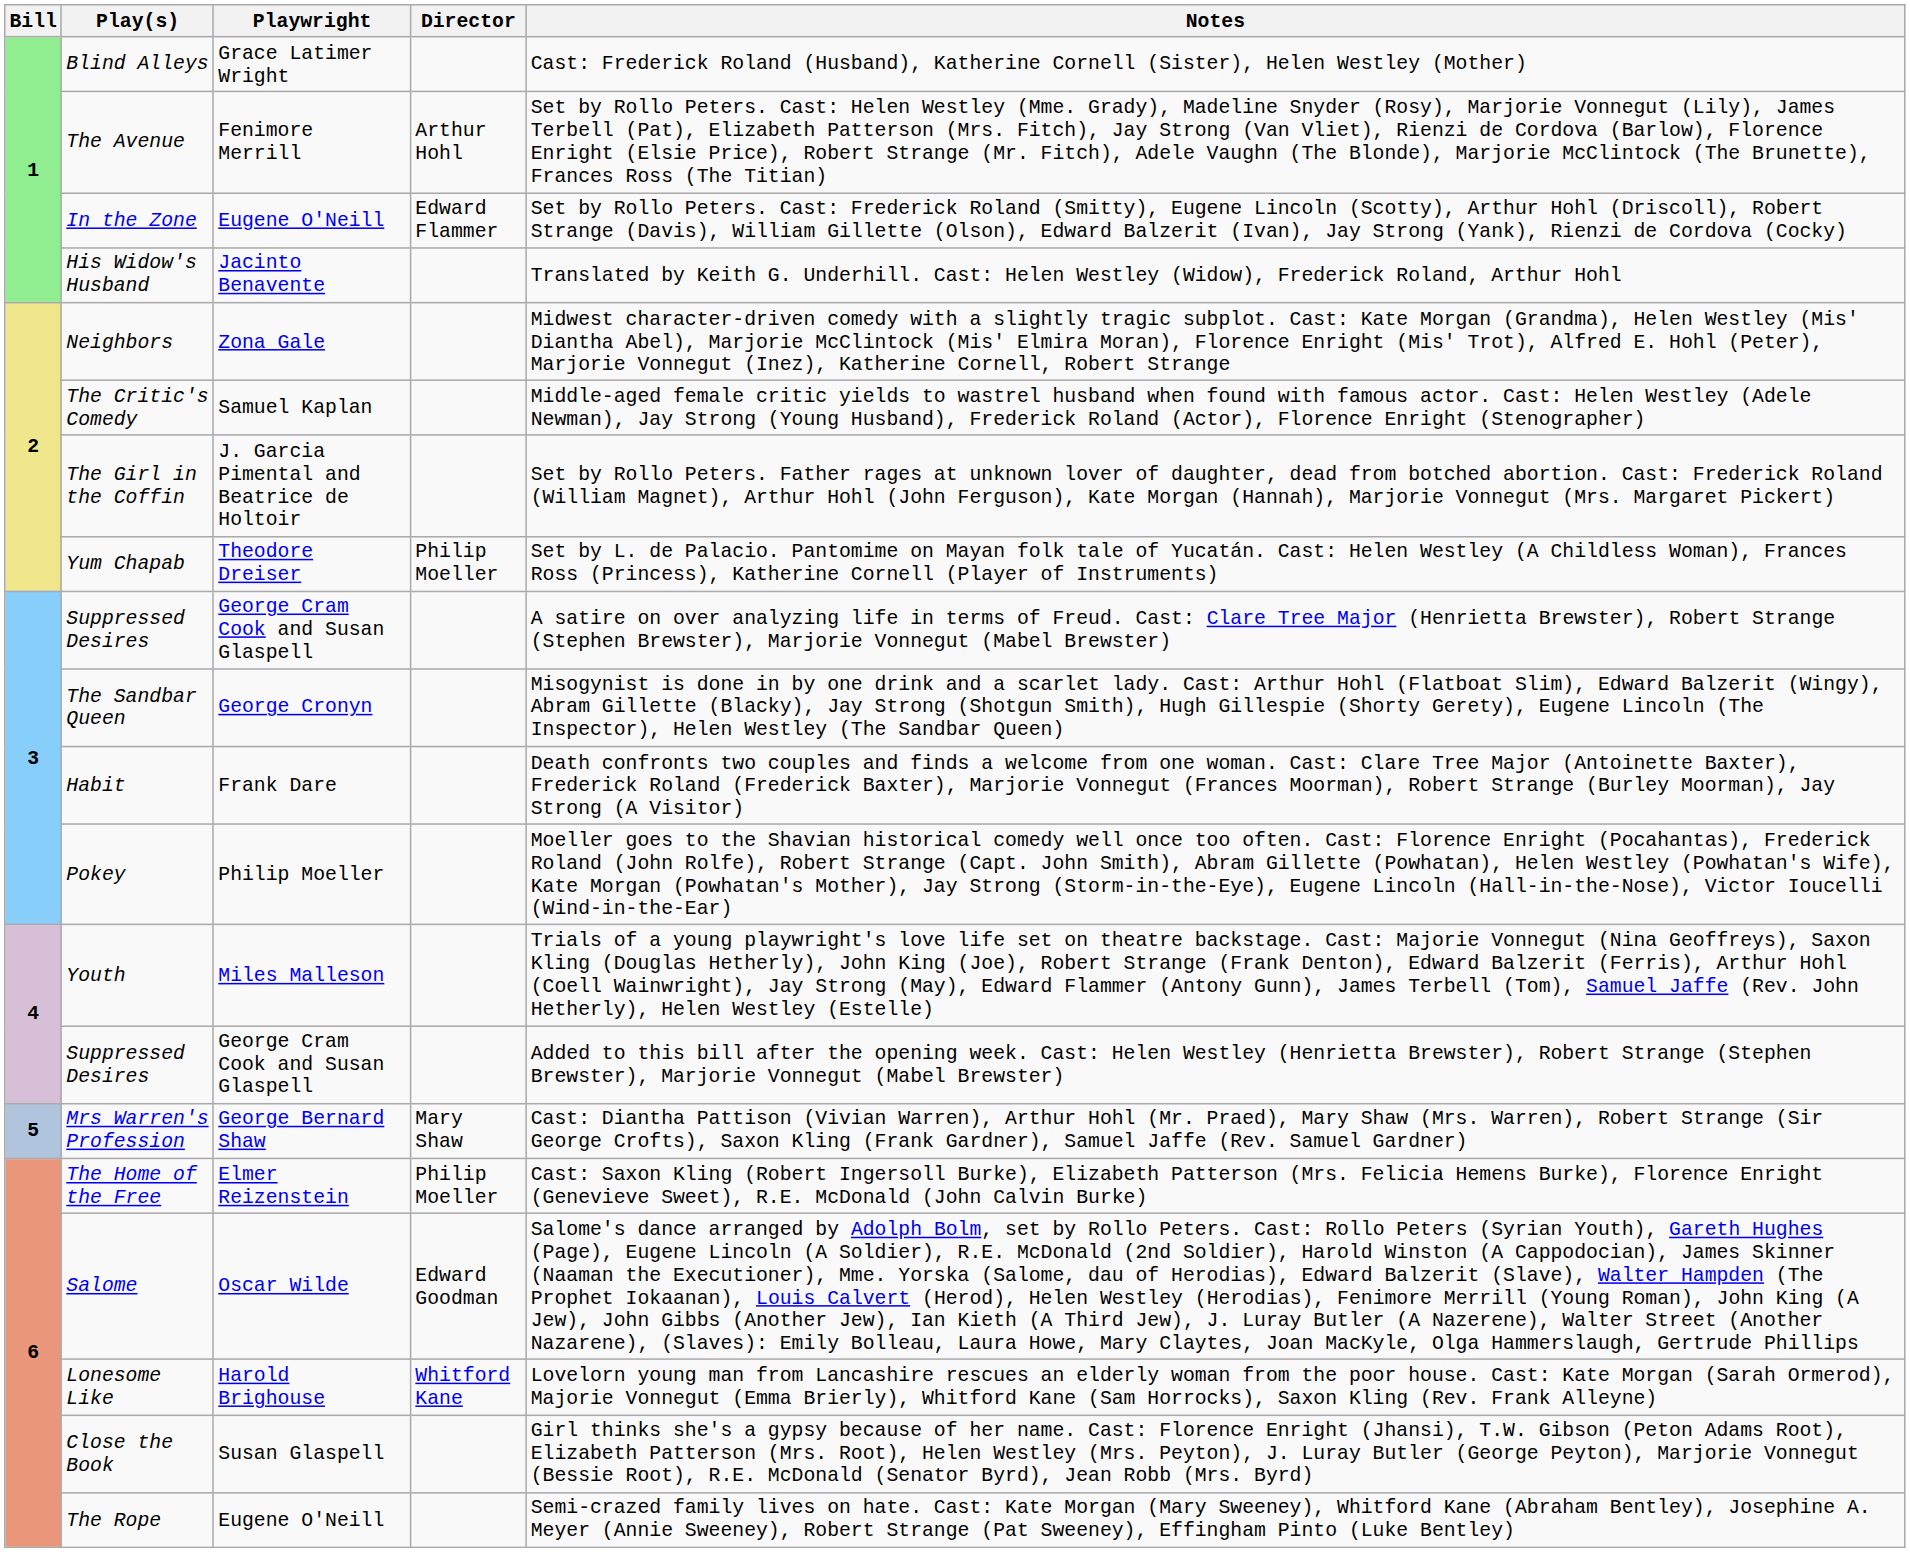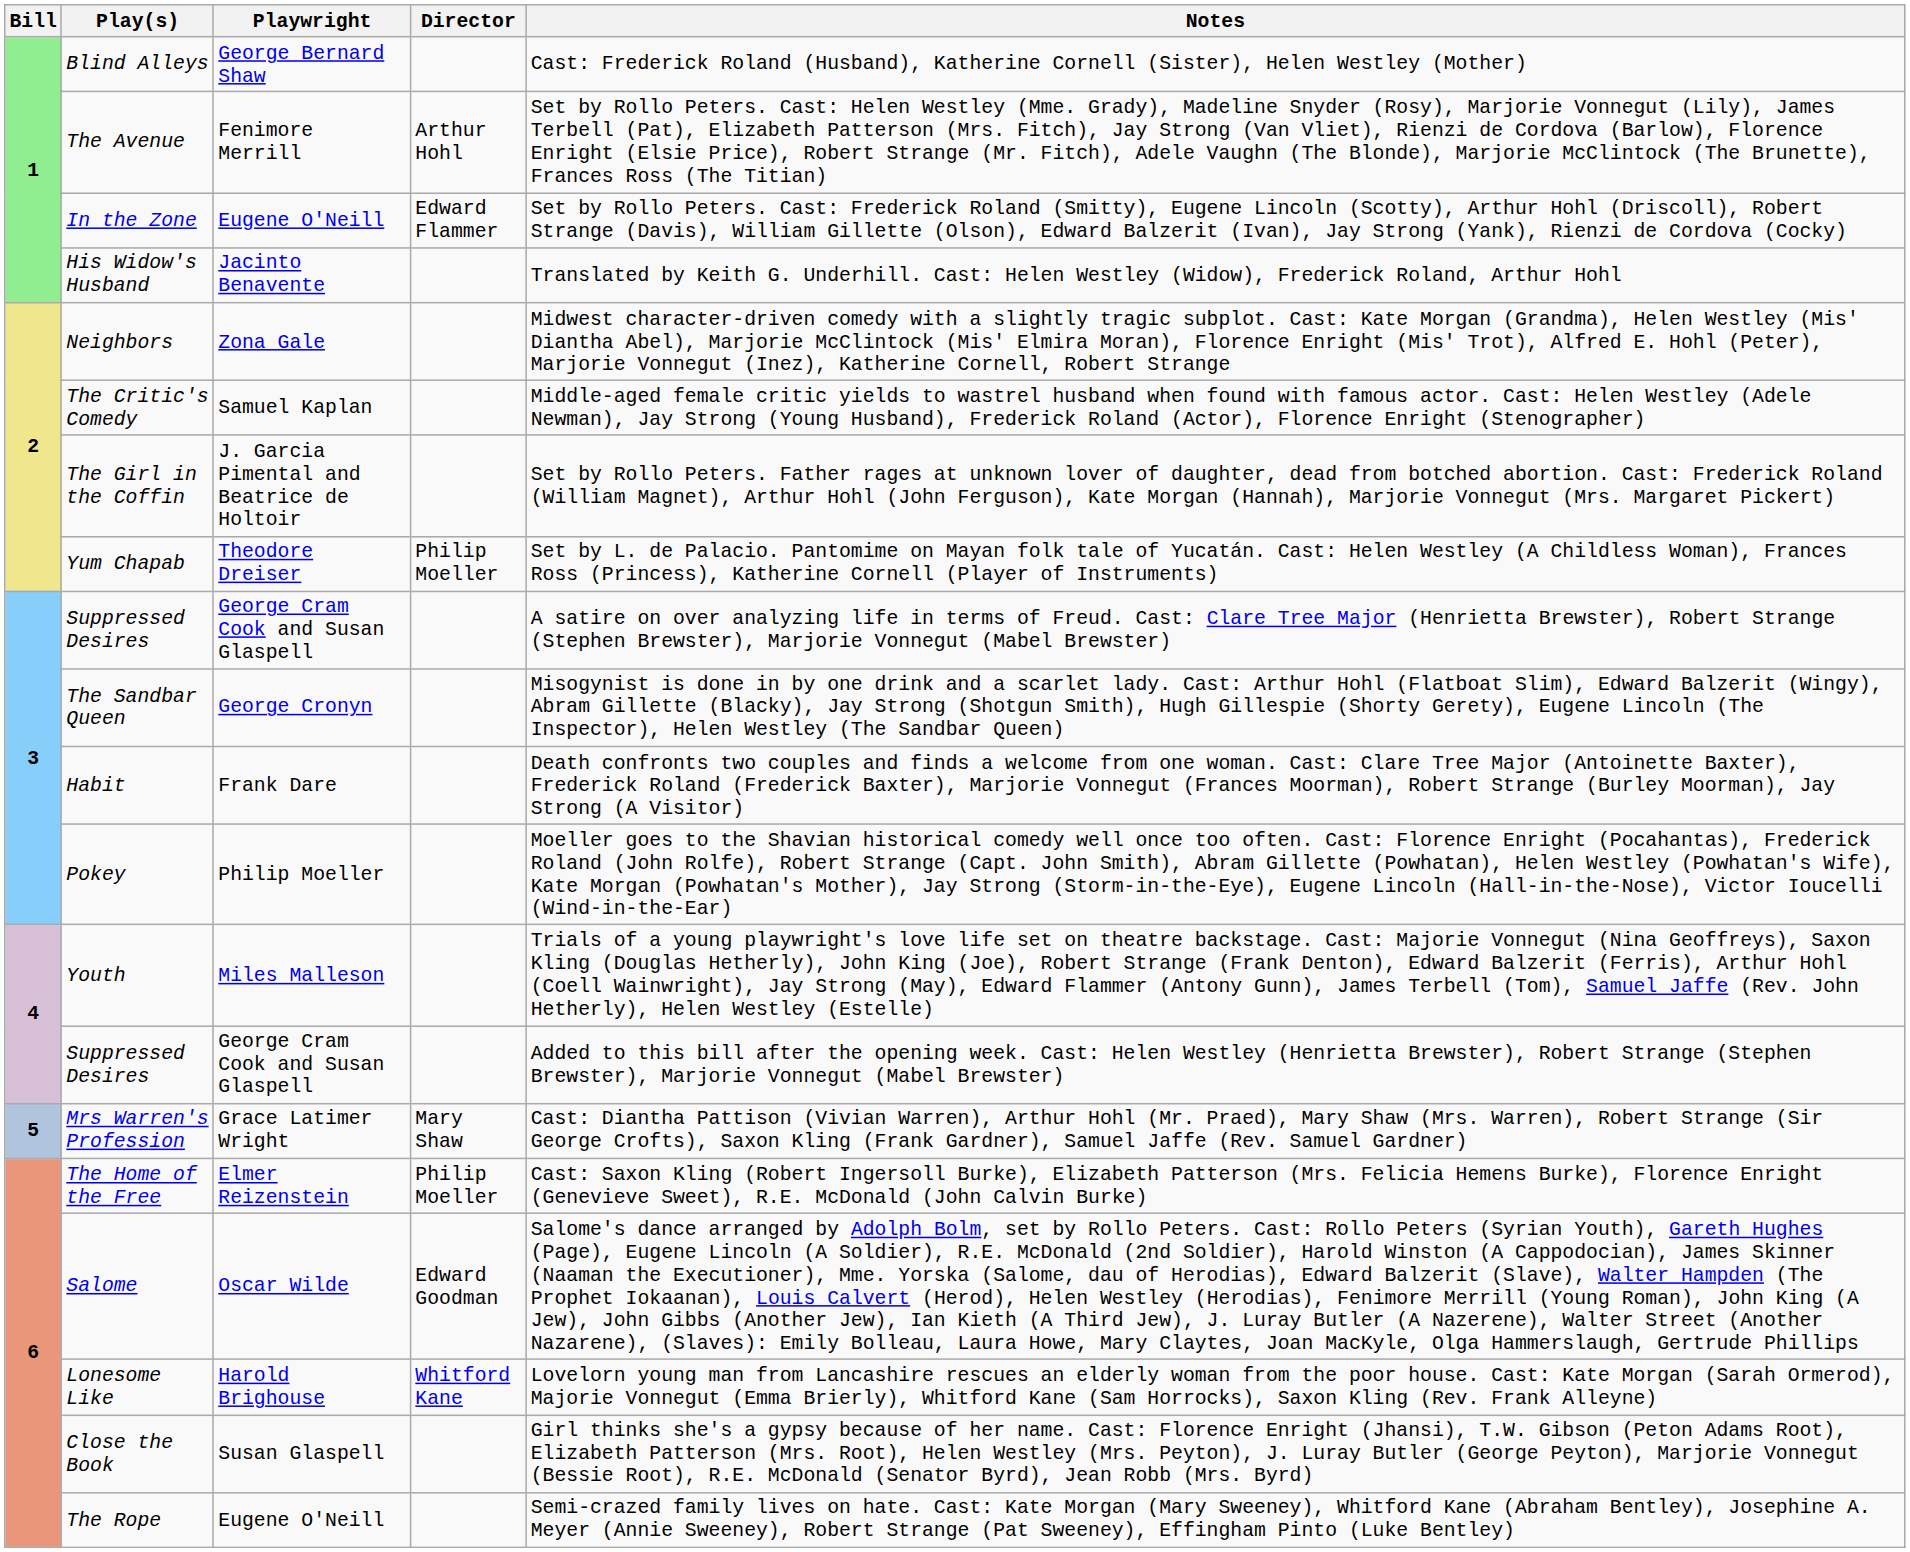(295, 64) Grace Latimer Wright -> (301, 64) George Bernard Shaw
(301, 1131) George Bernard Shaw -> (295, 1131) Grace Latimer Wright
